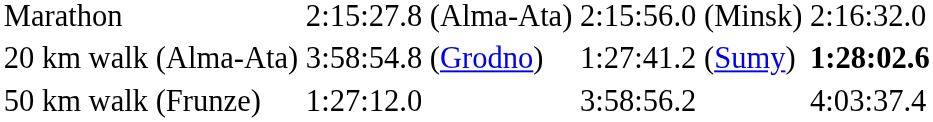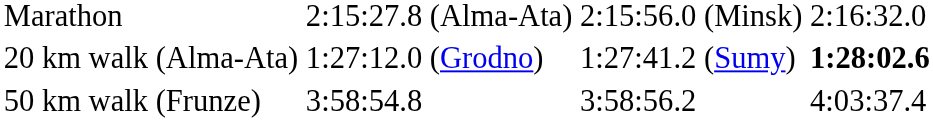(364, 58) 3:58:54.8 -> (364, 58) 1:27:12.0
(364, 100) 1:27:12.0 -> (364, 100) 3:58:54.8
